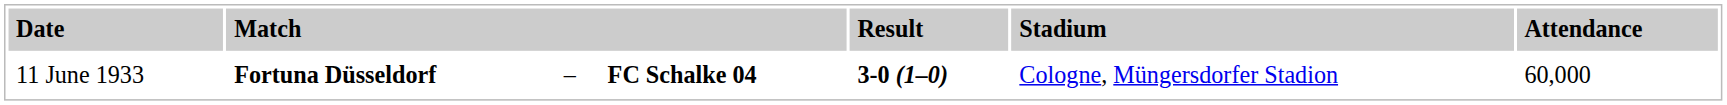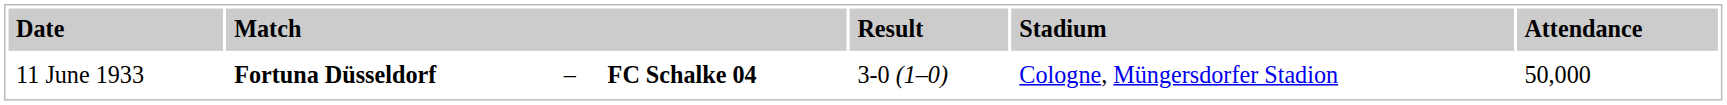(903, 74) bold -> (903, 74) normal
(1558, 74) 60,000 -> (1558, 74) 50,000
